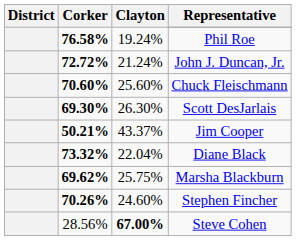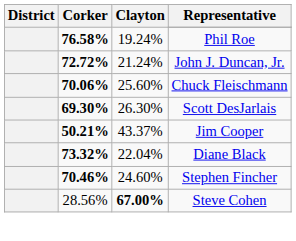(85, 85) 70.60% -> (85, 85) 70.06%
- row: (230, 177)
(85, 200) 70.26% -> (85, 177) 70.46%
